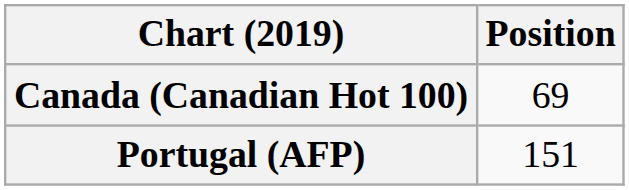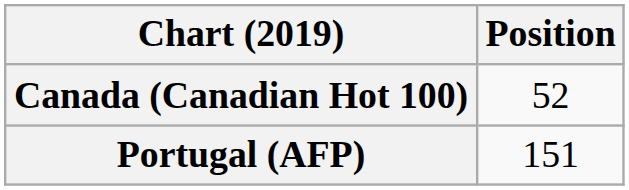(551, 94) 69 -> (551, 94) 52
